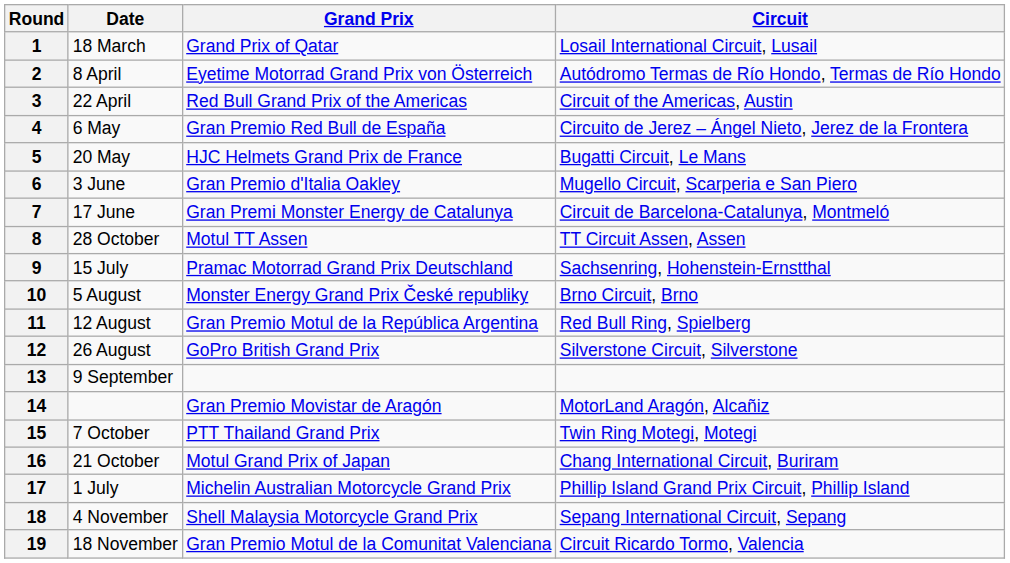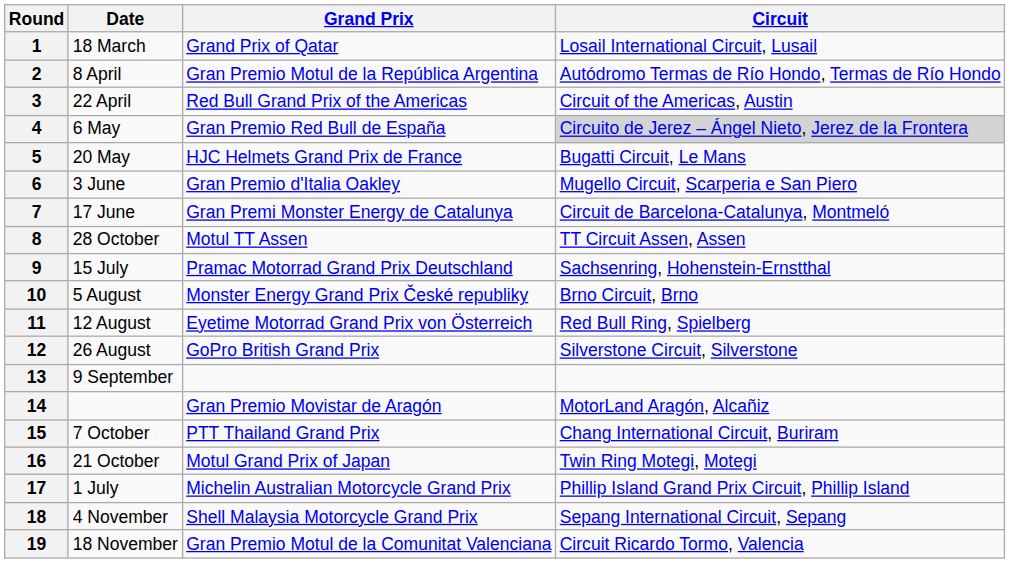(359, 73) Eyetime Motorrad Grand Prix von Österreich -> (362, 73) Gran Premio Motul de la República Argentina
(764, 129) no background -> (764, 129) lightgrey background
(362, 322) Gran Premio Motul de la República Argentina -> (359, 322) Eyetime Motorrad Grand Prix von Österreich
(658, 433) Twin Ring Motegi, Motegi -> (699, 433) Chang International Circuit, Buriram
(699, 461) Chang International Circuit, Buriram -> (658, 461) Twin Ring Motegi, Motegi
